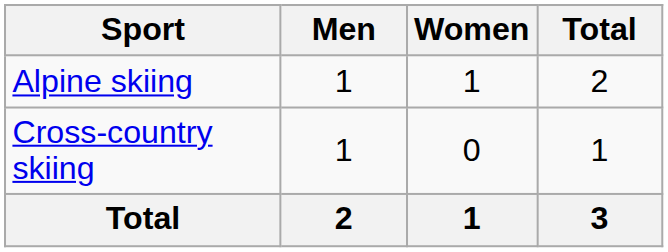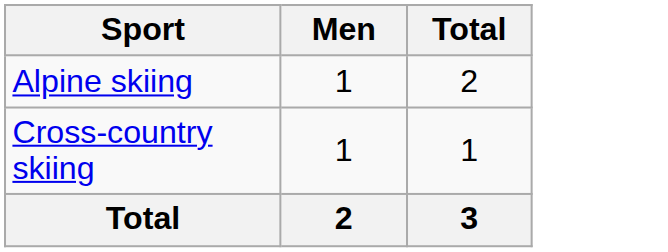- column: (472, 30)
